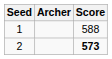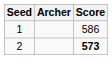(90, 29) 588 -> (90, 29) 586
